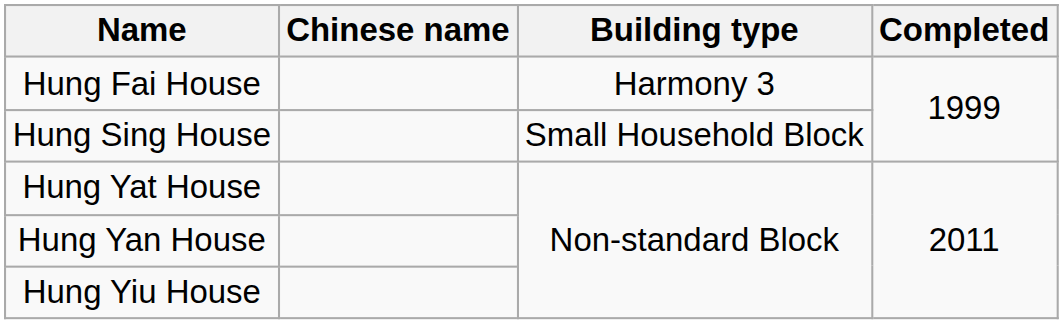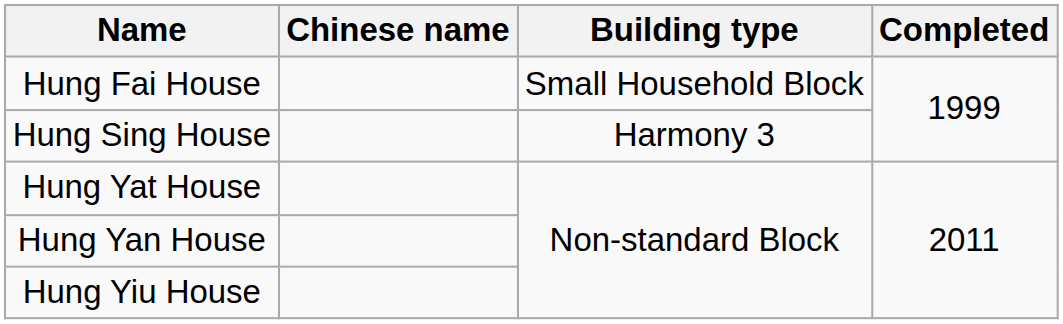(694, 82) Harmony 3 -> (694, 82) Small Household Block
(694, 135) Small Household Block -> (694, 135) Harmony 3
